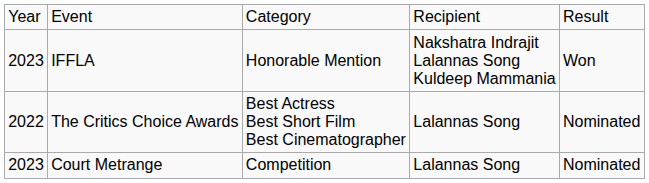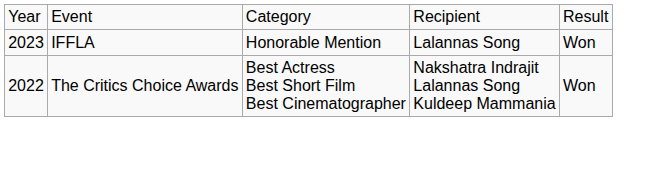(484, 60) Nakshatra Indrajit Lalannas Song Kuldeep Mammania -> (467, 42) Lalannas Song
(467, 121) Lalannas Song -> (484, 85) Nakshatra Indrajit Lalannas Song Kuldeep Mammania
(602, 121) Nominated -> (579, 85) Won
- row: (107, 165)
